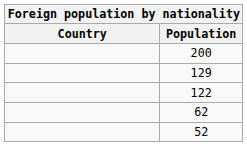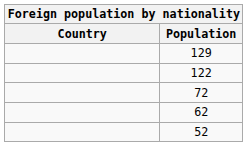- row: (201, 53)
+ row: (201, 93)
